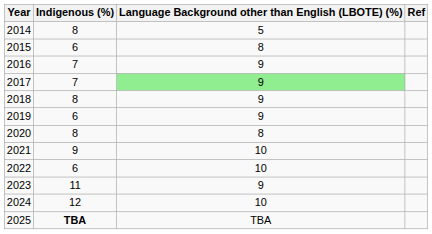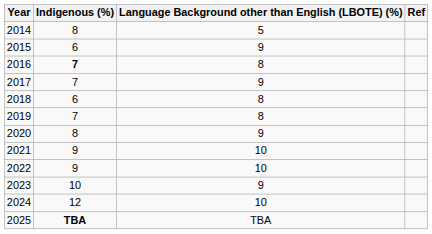(261, 47) 8 -> (261, 47) 9
(75, 64) normal -> (75, 64) bold
(261, 64) 9 -> (261, 64) 8
(261, 82) lightgreen background -> (261, 82) no background
(75, 99) 8 -> (75, 99) 6
(261, 99) 9 -> (261, 99) 8
(75, 116) 6 -> (75, 116) 7
(261, 116) 9 -> (261, 116) 8
(261, 133) 8 -> (261, 133) 9
(75, 168) 6 -> (75, 168) 9
(75, 185) 11 -> (75, 185) 10
